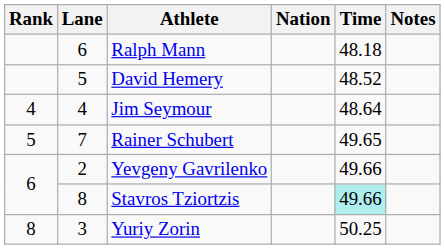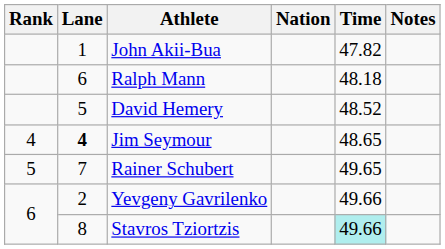+ row: (166, 49)
(82, 109) normal -> (82, 139) bold
(360, 109) 48.64 -> (360, 139) 48.65
- row: (156, 229)
